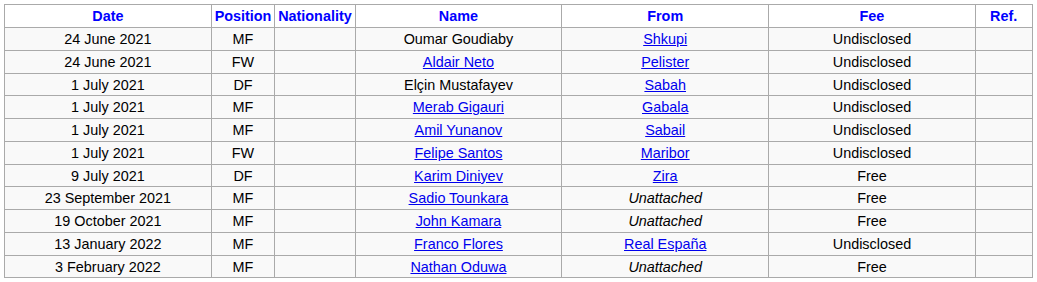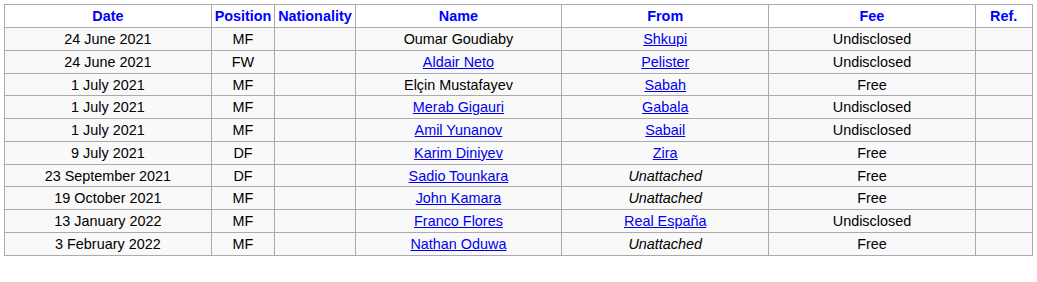(243, 85) DF -> (243, 85) MF
(872, 85) Undisclosed -> (872, 85) Free
- row: (458, 153)
(243, 198) MF -> (243, 176) DF
